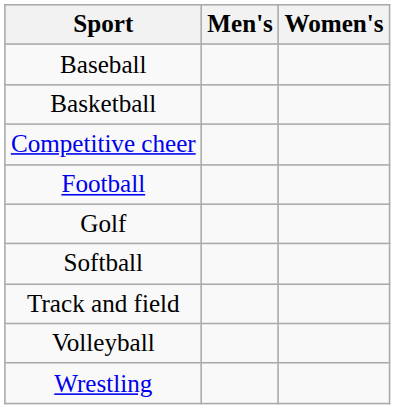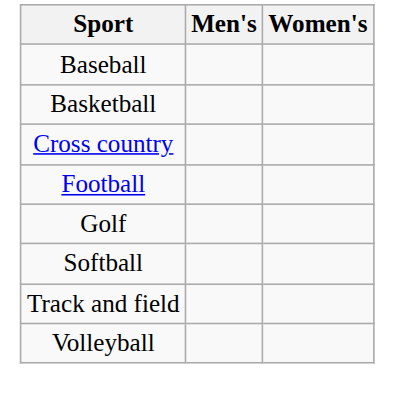- row: (103, 143)
+ row: (103, 143)
- row: (103, 382)
